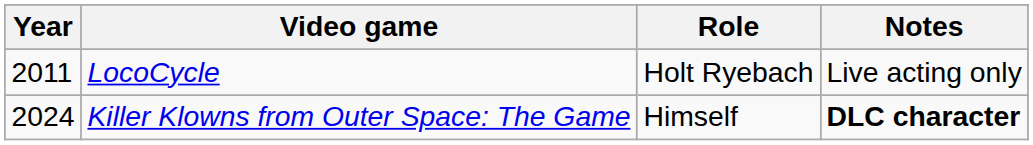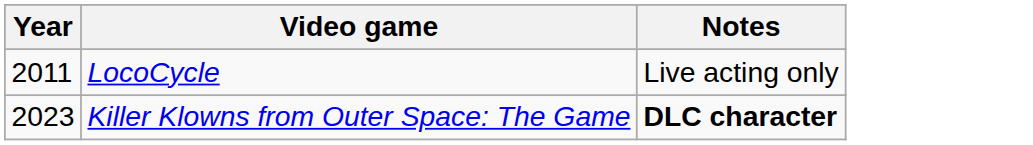- column: (729, 26)
(43, 116) 2024 -> (43, 116) 2023
